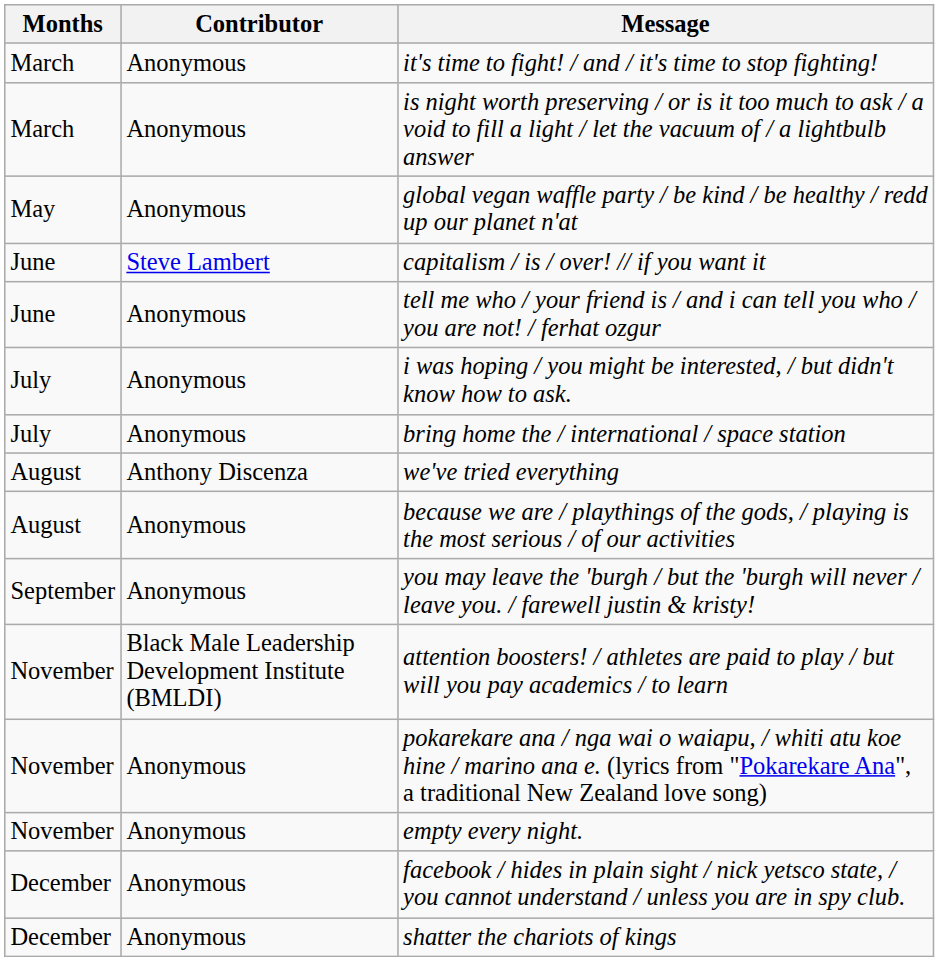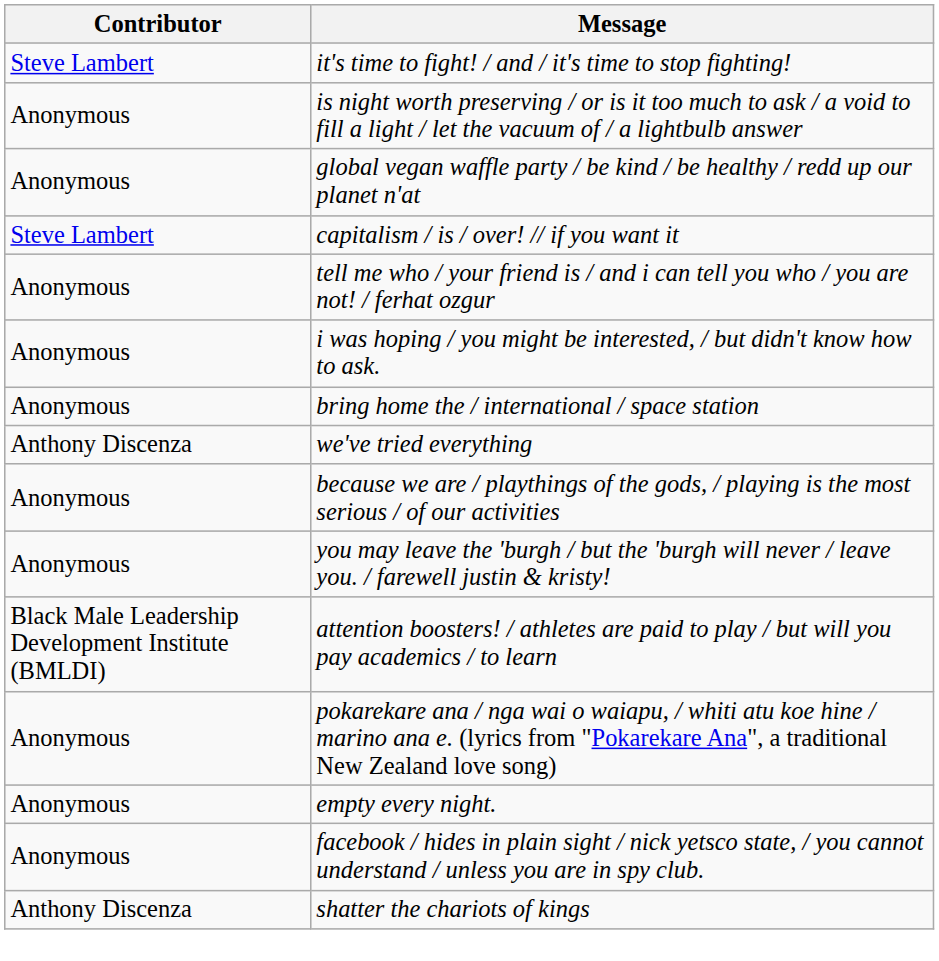- column: (63, 23)
(186, 62) Anonymous -> (82, 62) Steve Lambert
(186, 936) Anonymous -> (101, 909) Anthony Discenza
